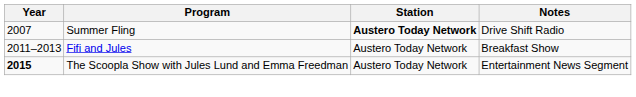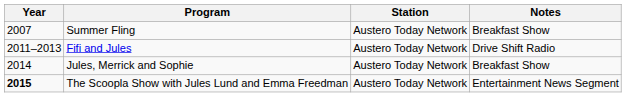(415, 30) bold -> (410, 30) normal
(523, 30) Drive Shift Radio -> (511, 30) Breakfast Show
(520, 48) Breakfast Show -> (514, 48) Drive Shift Radio
+ row: (130, 65)
